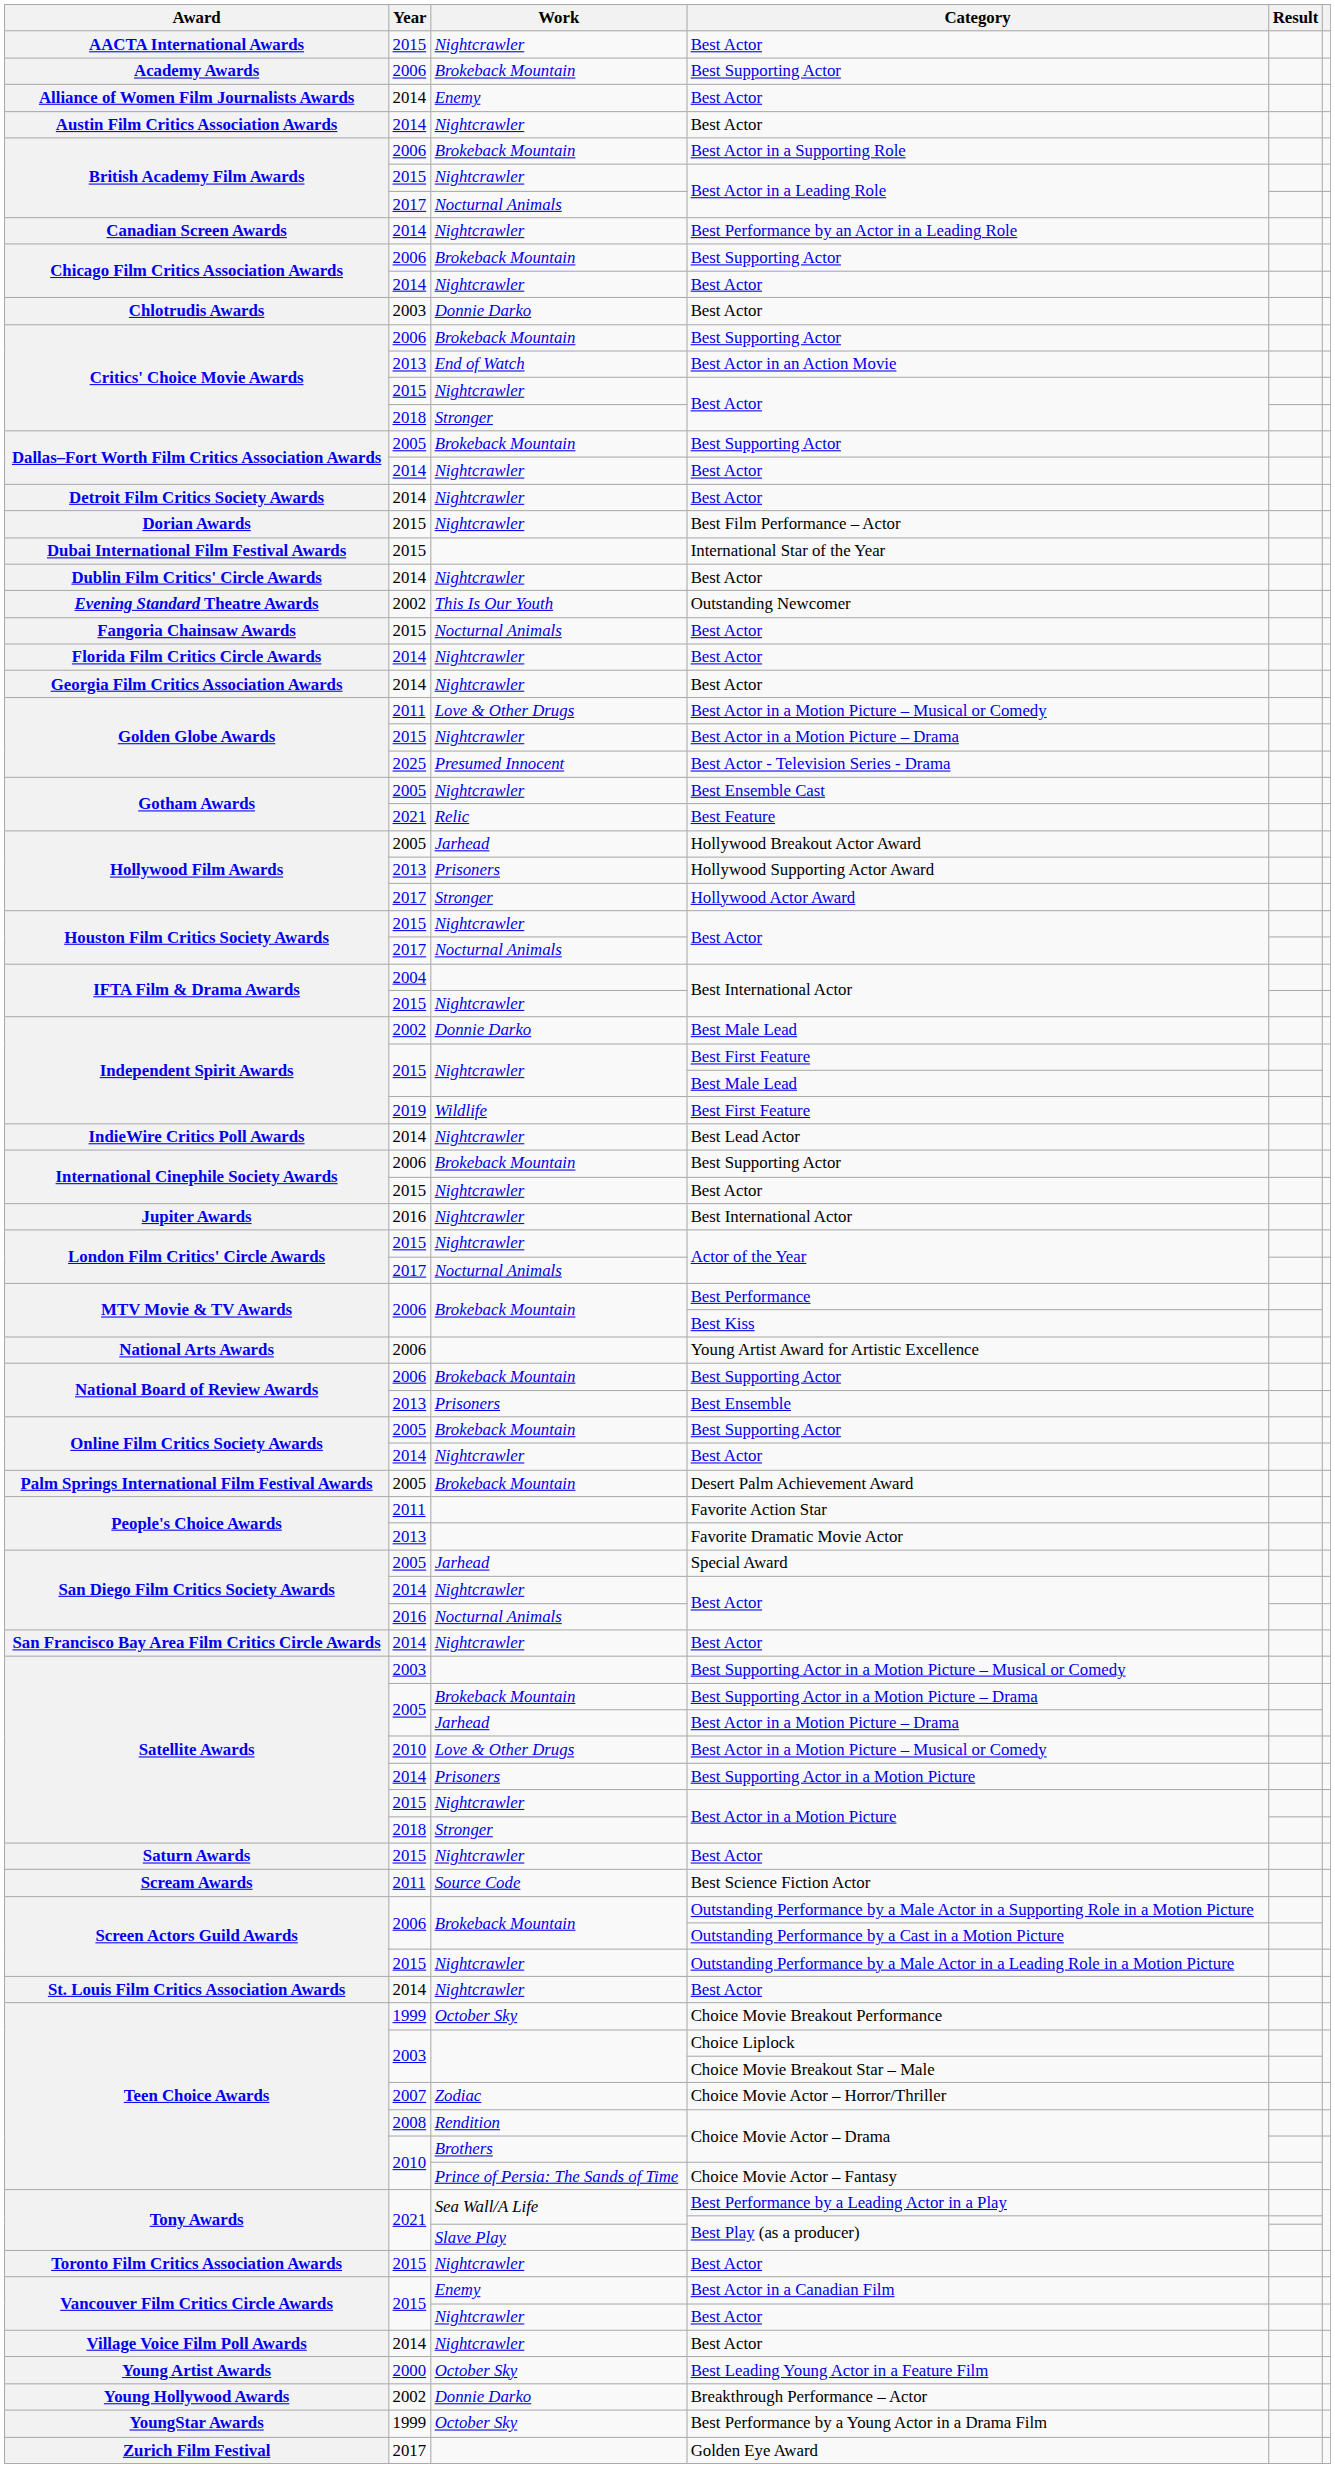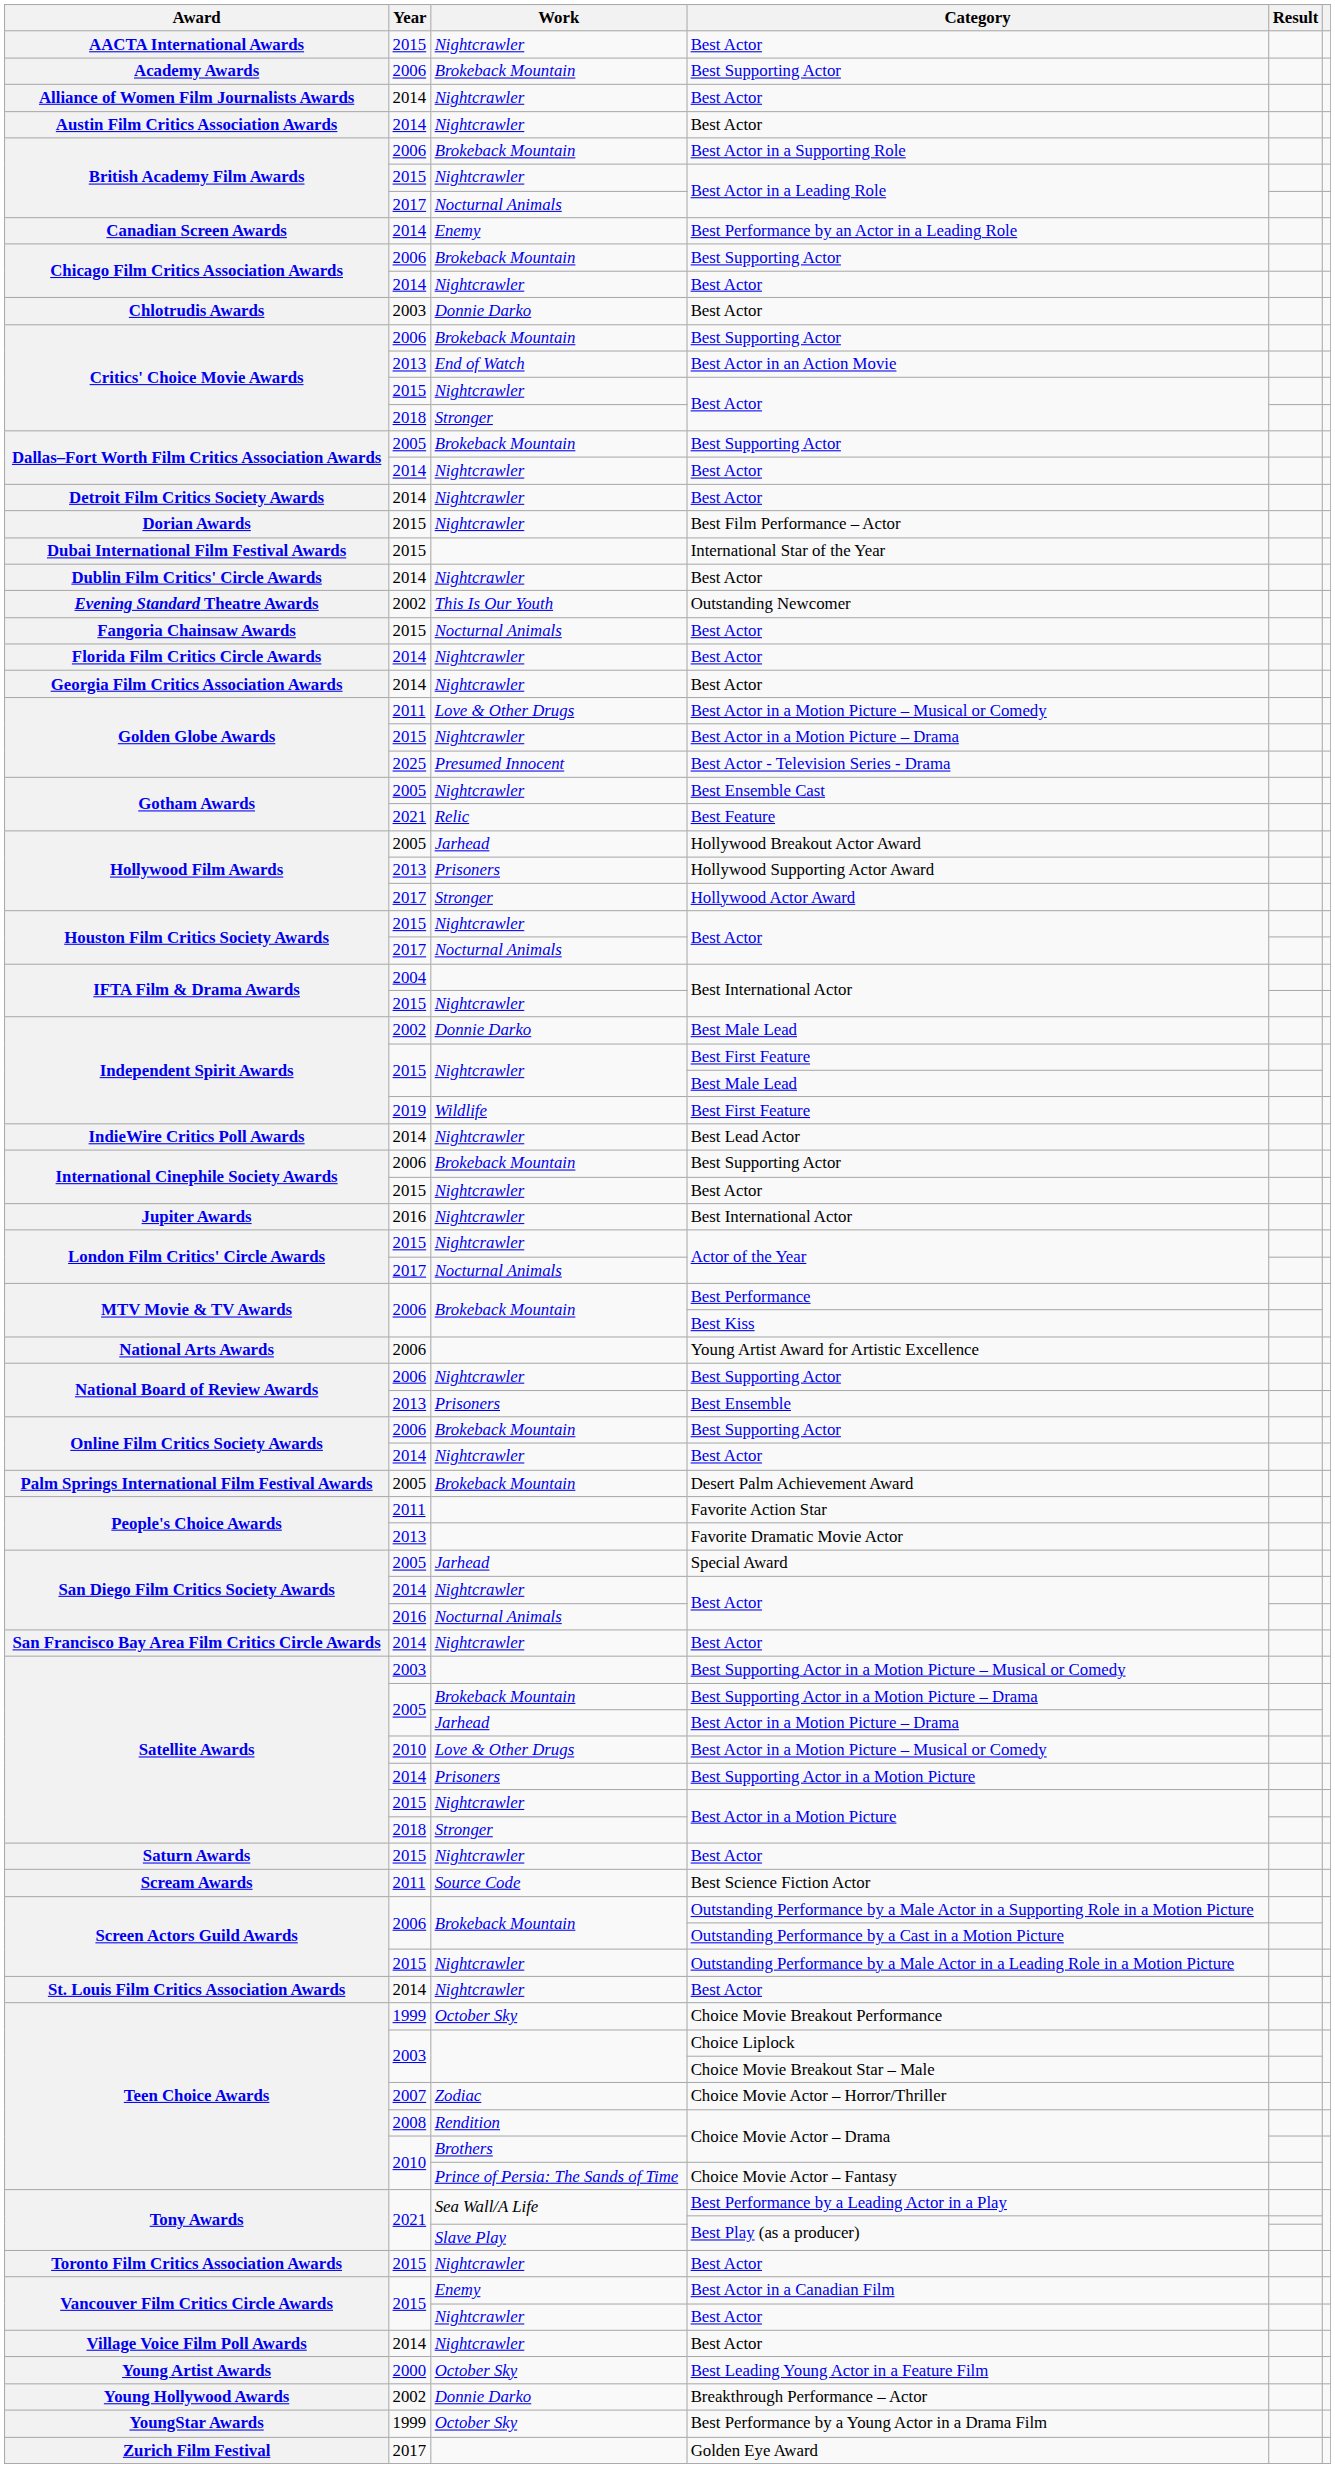(458, 97) Enemy -> (479, 97) Nightcrawler
(479, 230) Nightcrawler -> (458, 230) Enemy
(505, 1376) Brokeback Mountain -> (479, 1376) Nightcrawler
(409, 1429) 2005 -> (409, 1429) 2006
